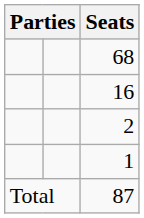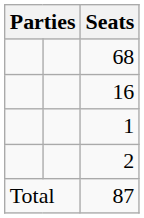rows swapped: (129, 126) <-> (129, 160)
